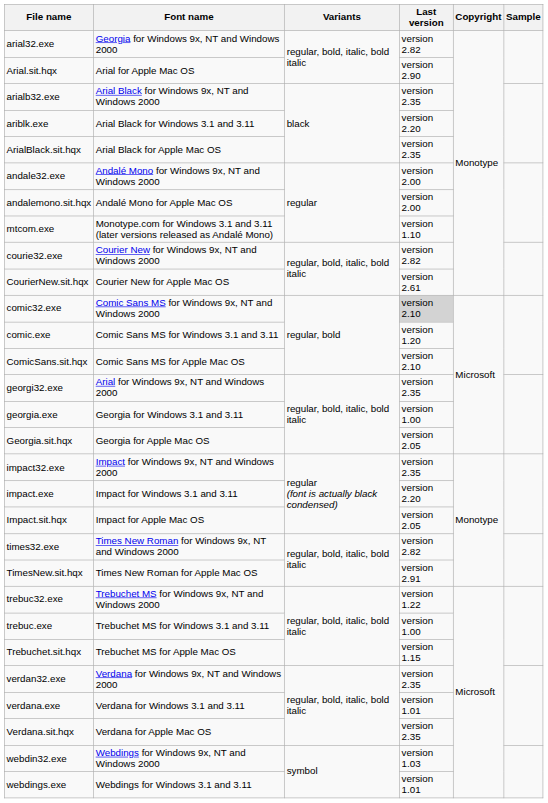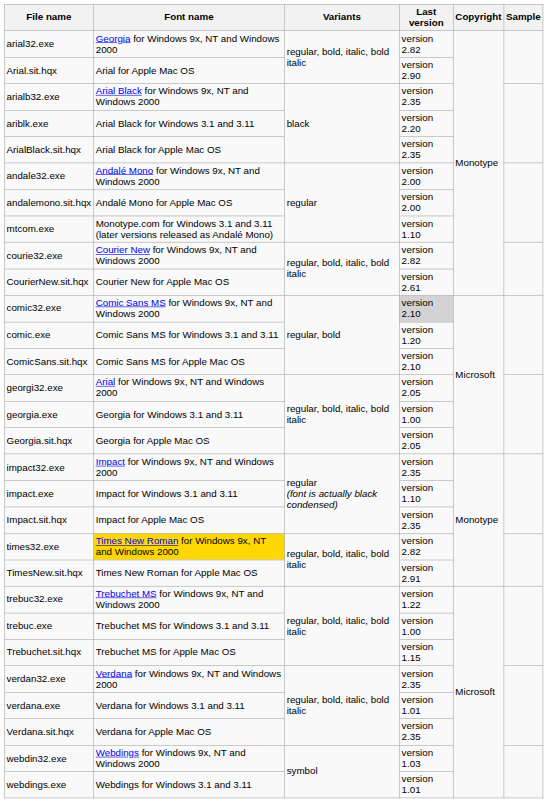(417, 388) version 2.35 -> (417, 388) version 2.05
(417, 493) version 2.20 -> (417, 493) version 1.10
(417, 520) version 2.05 -> (417, 520) version 2.35
(181, 546) no background -> (181, 546) gold background
